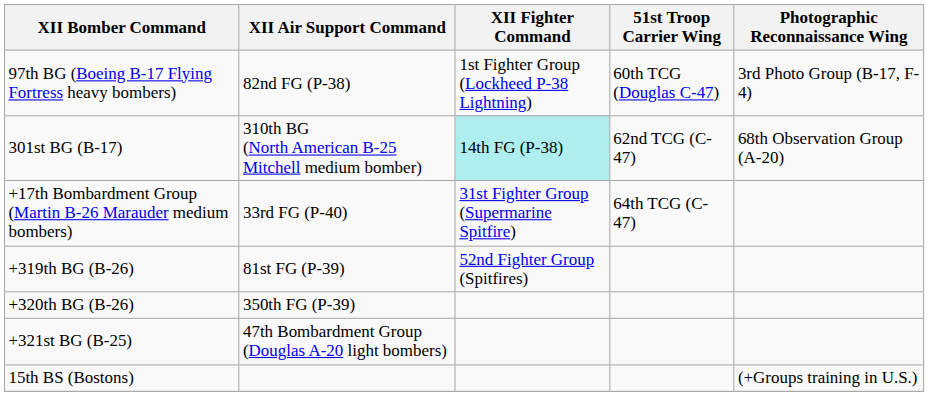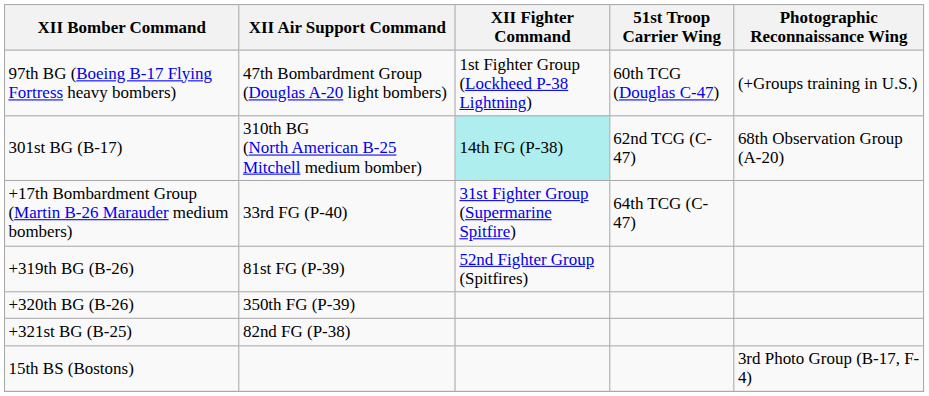(297, 83) 82nd FG (P-38) -> (345, 83) 47th Bombardment Group (Douglas A-20 light bombers)
(829, 83) 3rd Photo Group (B-17, F-4) -> (828, 83) (+Groups training in U.S.)
(345, 341) 47th Bombardment Group (Douglas A-20 light bombers) -> (297, 331) 82nd FG (P-38)
(828, 377) (+Groups training in U.S.) -> (829, 368) 3rd Photo Group (B-17, F-4)
